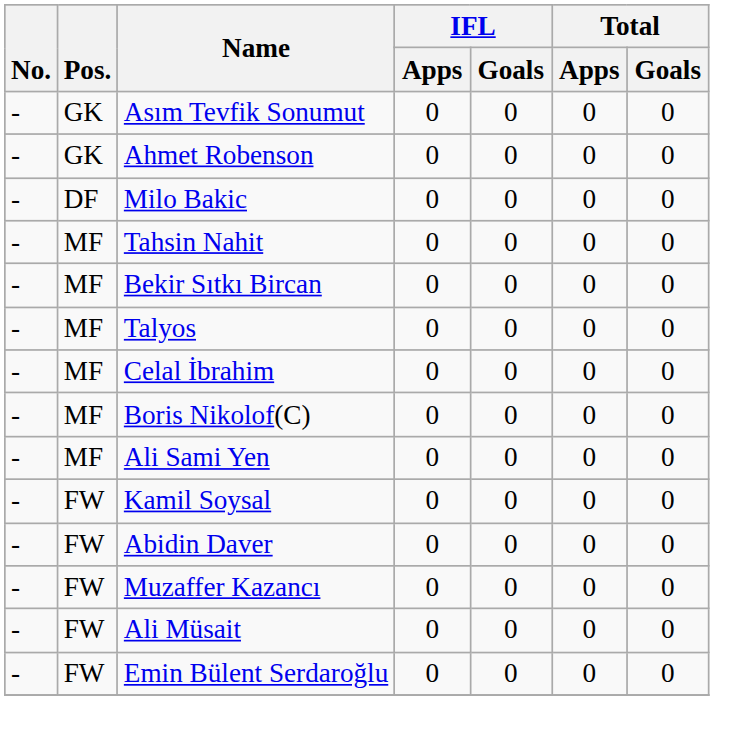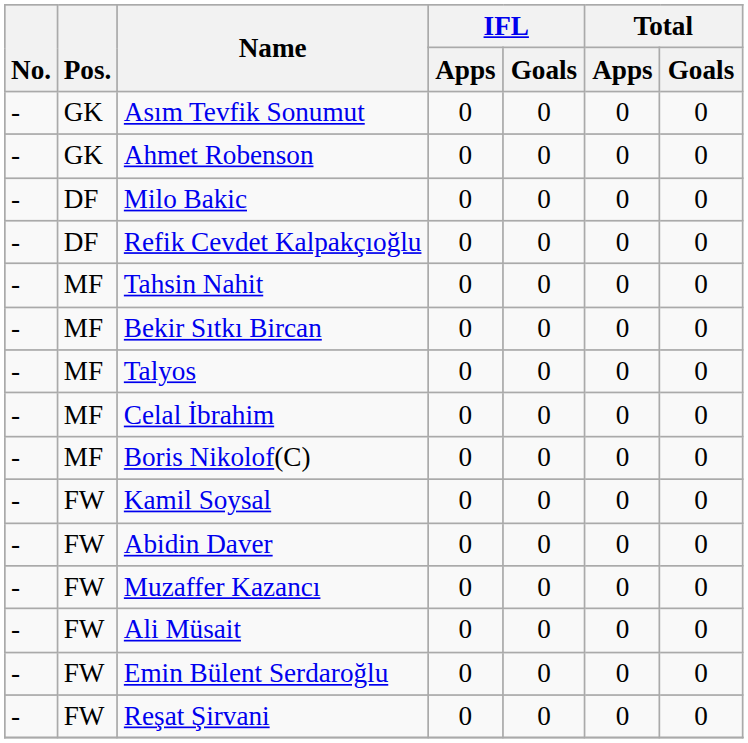+ row: (273, 241)
- row: (197, 457)
+ row: (197, 716)
